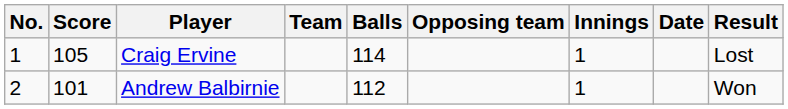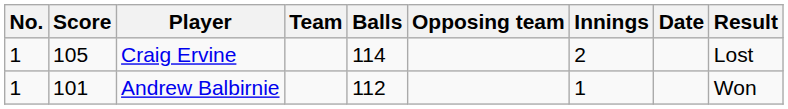(580, 55) 1 -> (580, 55) 2
(15, 88) 2 -> (15, 88) 1
